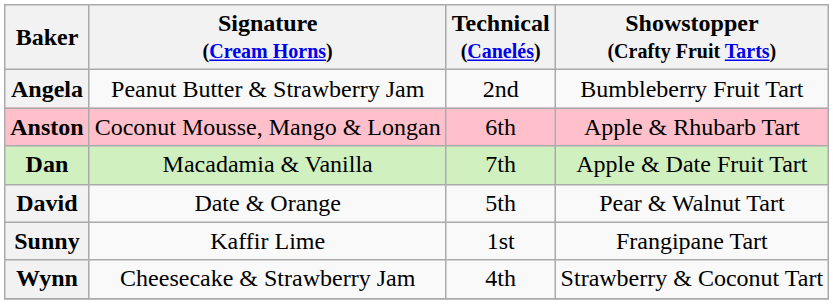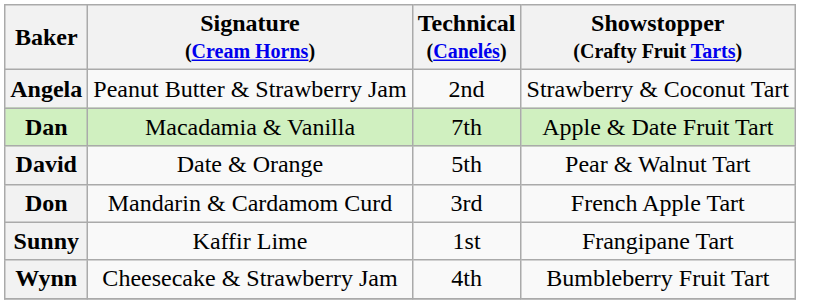(692, 88) Bumbleberry Fruit Tart -> (658, 88) Strawberry & Coconut Tart
- row: (47, 126)
+ row: (46, 202)
(692, 278) Strawberry & Coconut Tart -> (658, 278) Bumbleberry Fruit Tart
